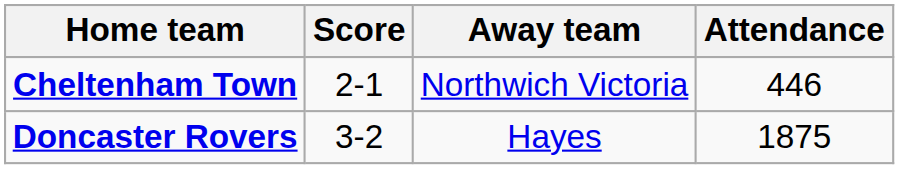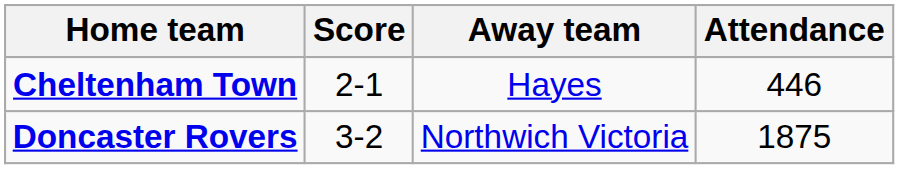(555, 83) Northwich Victoria -> (555, 83) Hayes
(555, 136) Hayes -> (555, 136) Northwich Victoria
